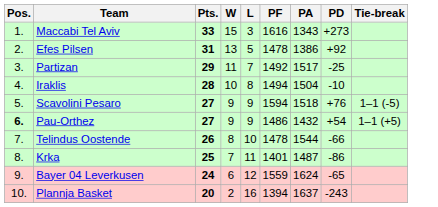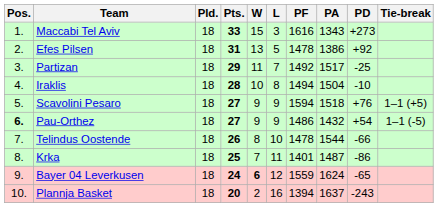+ column: (208, 13)
(380, 103) 1–1 (-5) -> (406, 103) 1–1 (+5)
(380, 121) 1–1 (+5) -> (406, 121) 1–1 (-5)
(231, 175) normal -> (257, 175) bold
